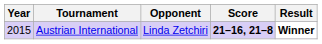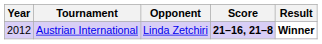(19, 30) 2015 -> (19, 30) 2012
